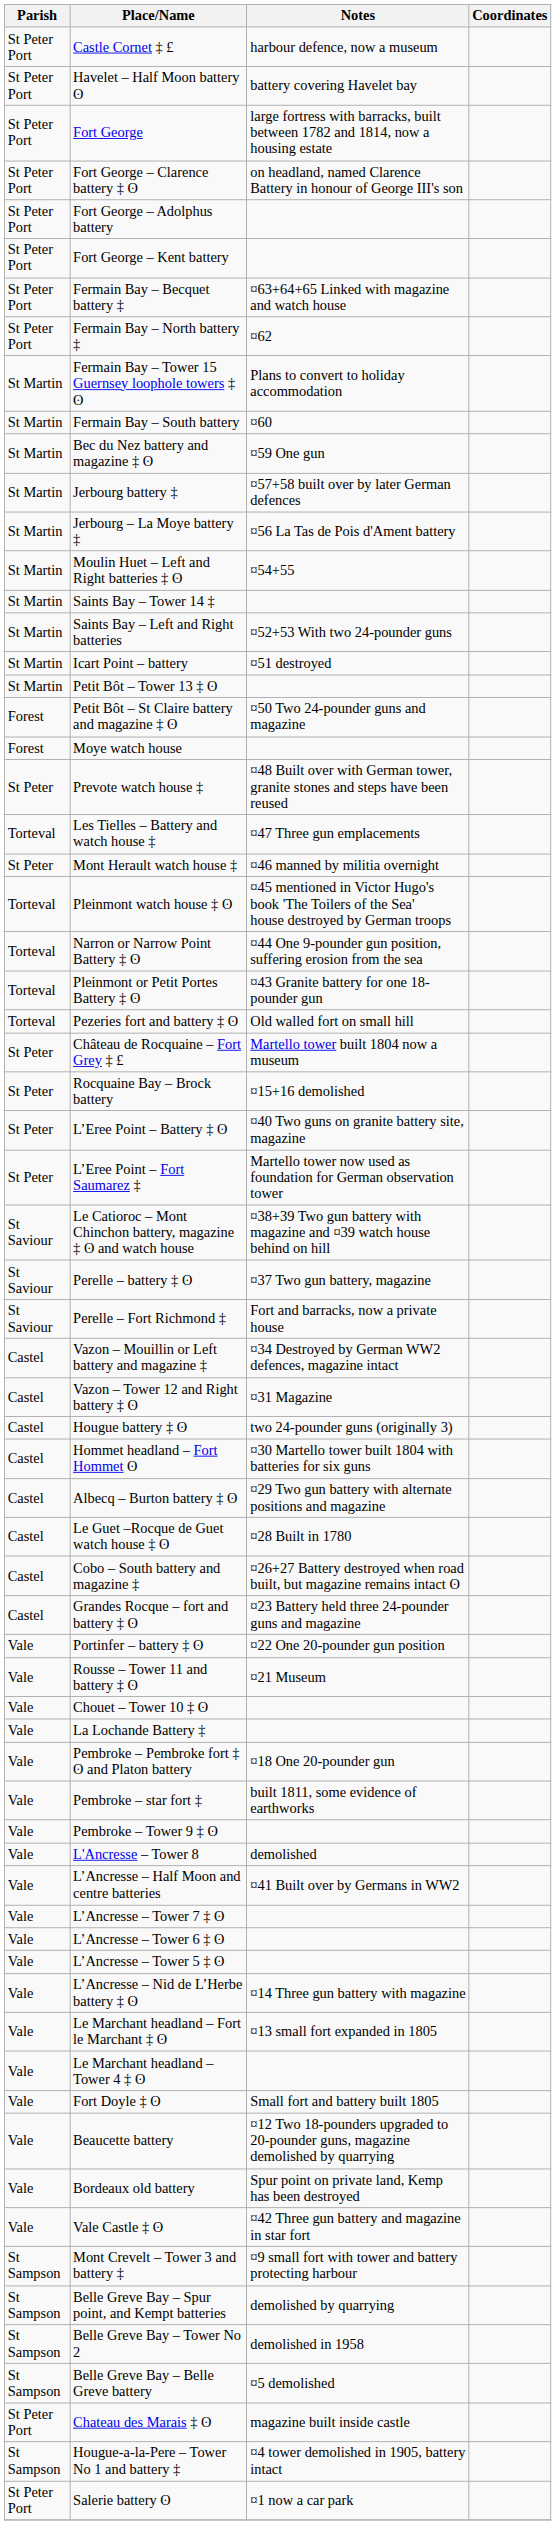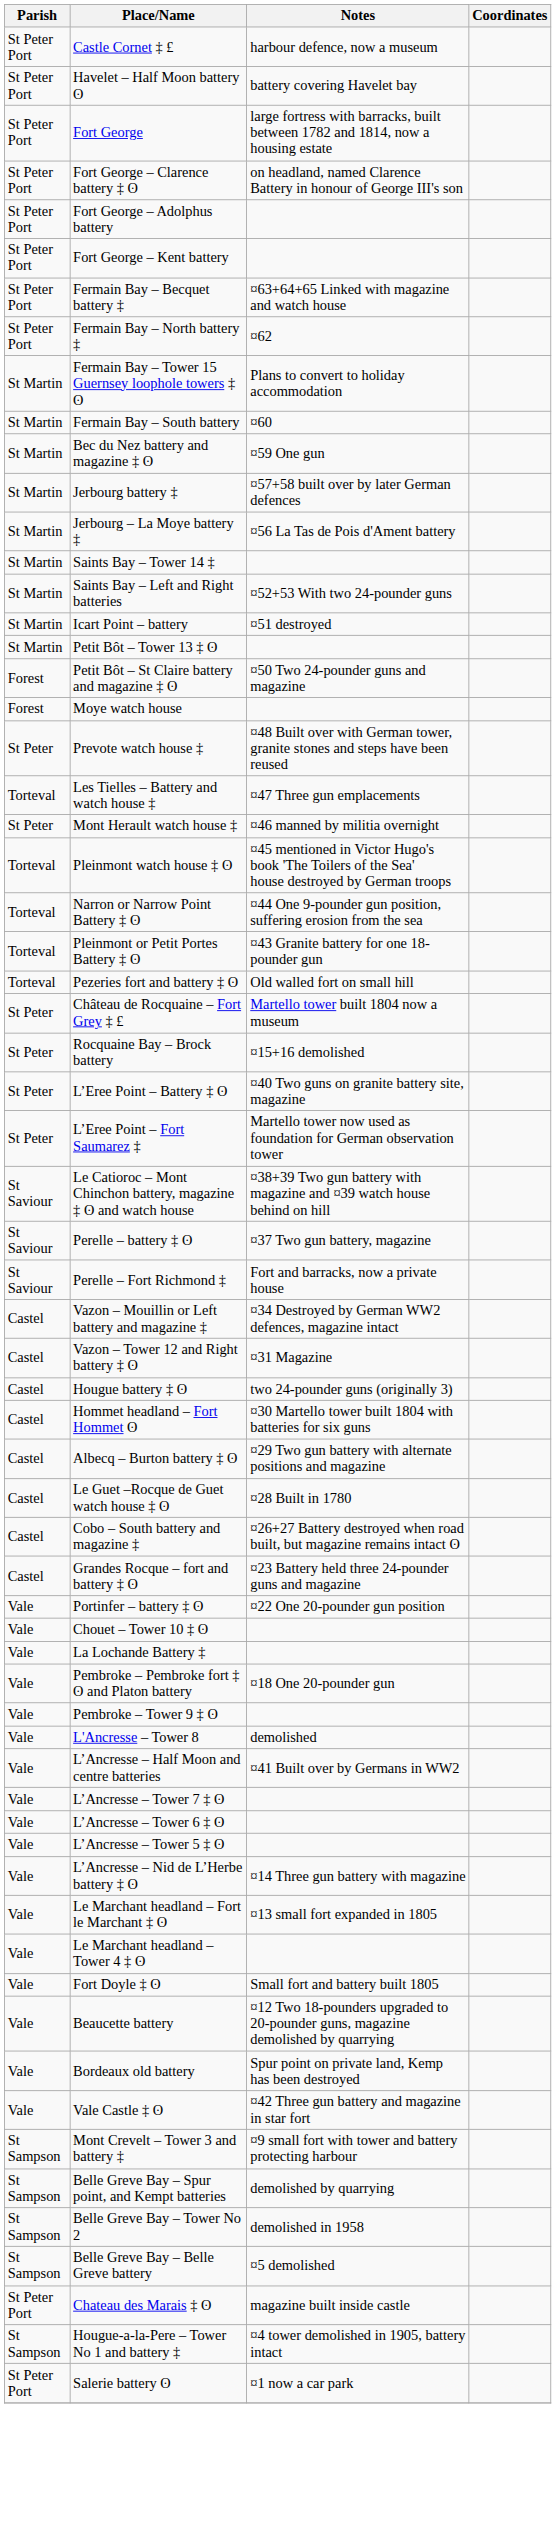- row: (142, 570)
- row: (140, 1676)
- row: (138, 1800)
